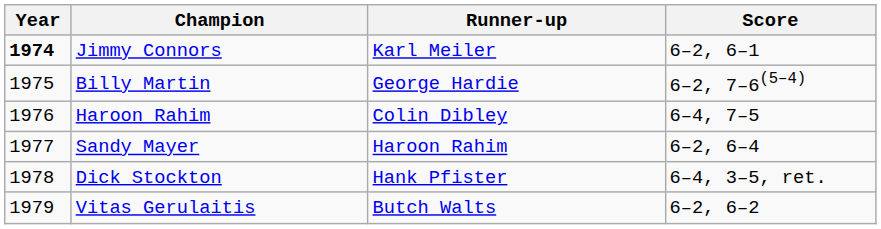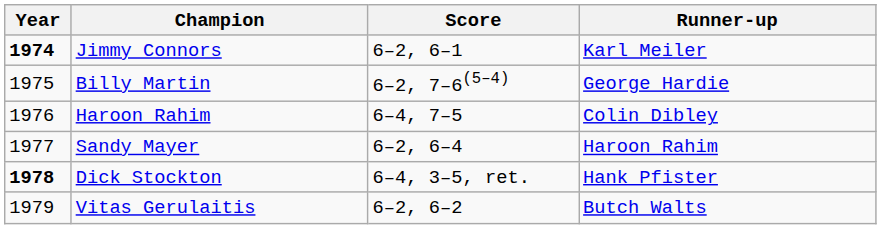columns swapped: (517, 20) <-> (770, 20)
(32, 177) normal -> (32, 177) bold
